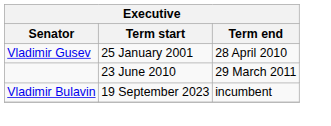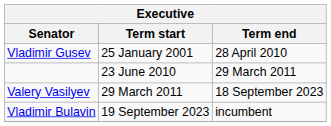+ row: (48, 92)
